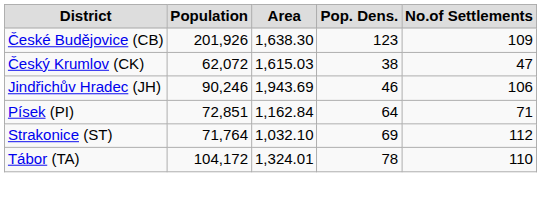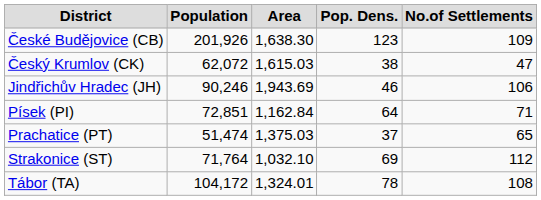+ row: (60, 135)
(521, 159) 110 -> (520, 183) 108
